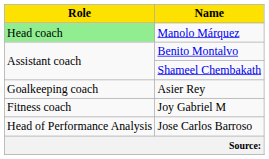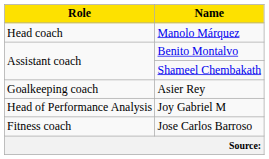(35, 32) lightgreen background -> (35, 32) no background
(39, 107) Fitness coach -> (80, 107) Head of Performance Analysis
(80, 126) Head of Performance Analysis -> (39, 126) Fitness coach
